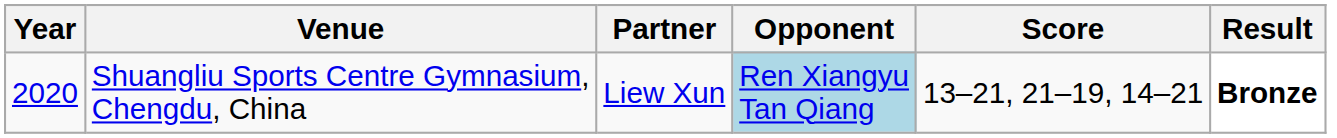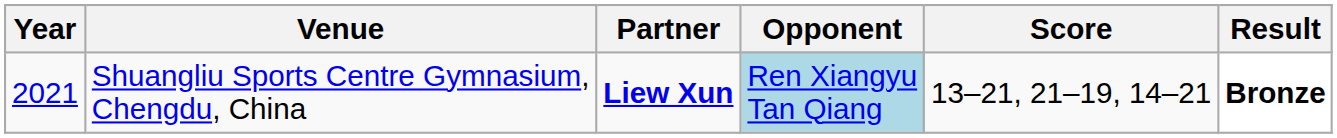(45, 92) 2020 -> (45, 92) 2021
(664, 92) normal -> (668, 92) bold
